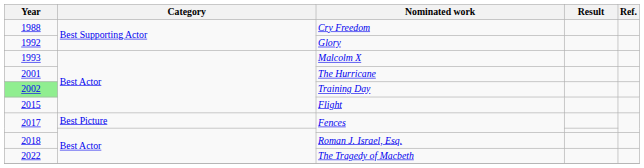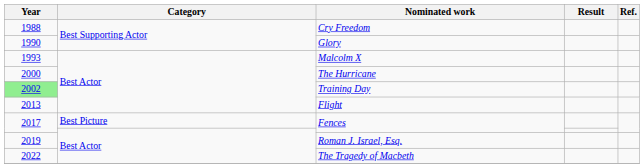(31, 43) 1992 -> (31, 43) 1990
(31, 74) 2001 -> (31, 74) 2000
(31, 105) 2015 -> (31, 105) 2013
(31, 140) 2018 -> (31, 140) 2019
